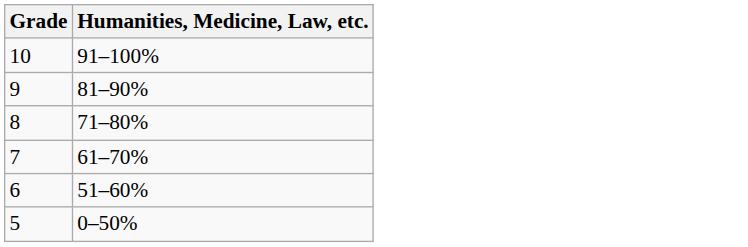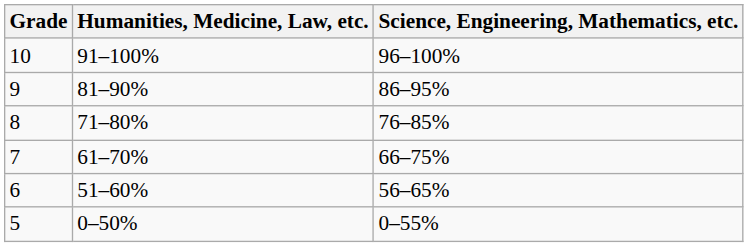+ column: (558, 21)
